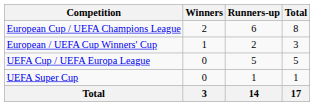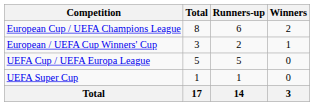columns swapped: (204, 12) <-> (296, 12)
